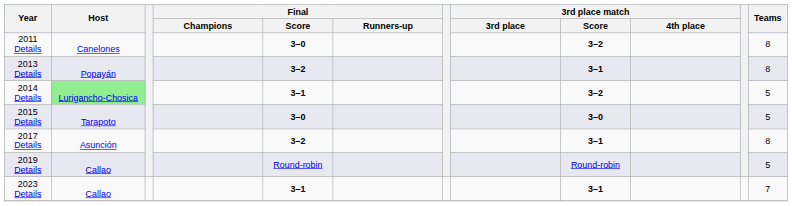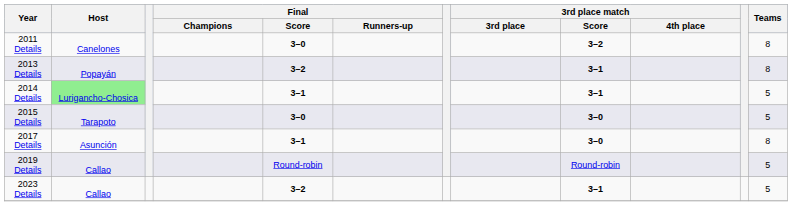(595, 93) 3–2 -> (595, 93) 3–1
(298, 141) 3–2 -> (298, 141) 3–1
(595, 141) 3–1 -> (595, 141) 3–0
(298, 189) 3–1 -> (298, 189) 3–2
(768, 189) 7 -> (768, 189) 5
